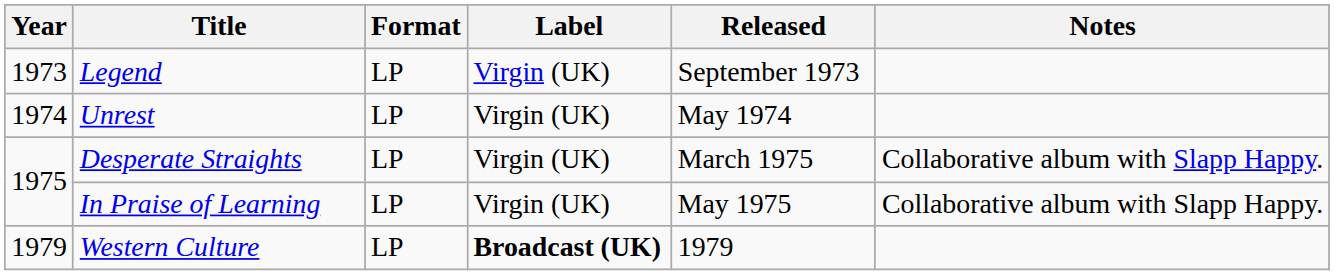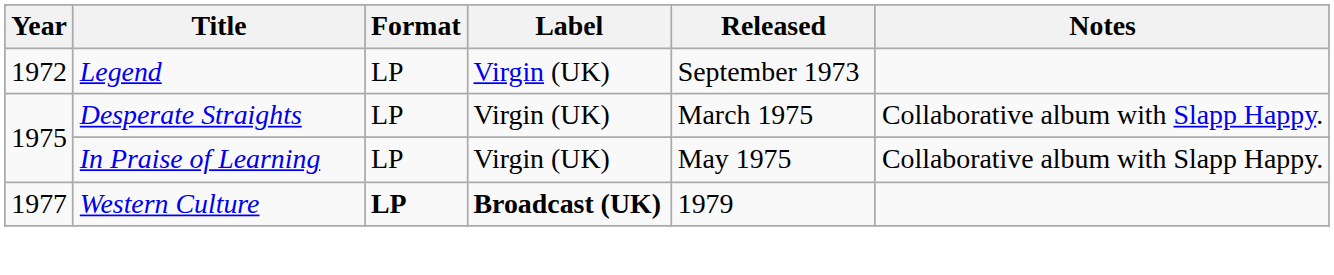(39, 70) 1973 -> (39, 70) 1972
- row: (117, 114)
(39, 247) 1979 -> (39, 203) 1977
(387, 247) normal -> (389, 203) bold
